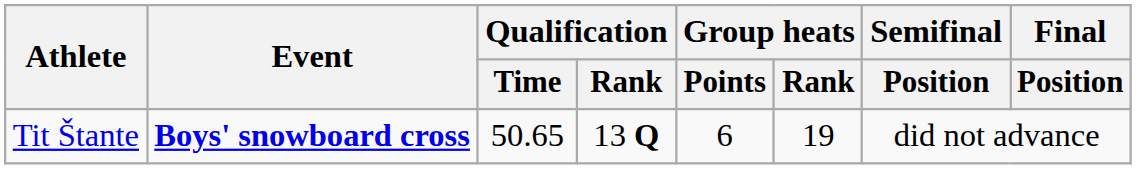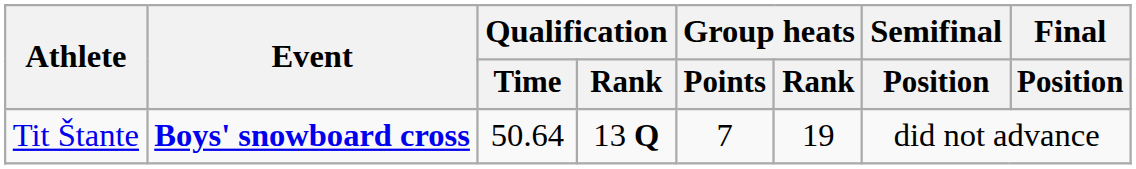(527, 136) 50.65 -> (527, 136) 50.64
(725, 136) 6 -> (725, 136) 7
